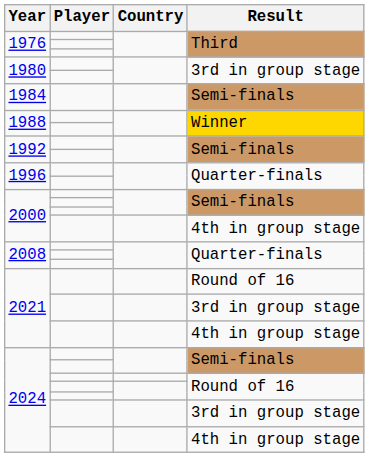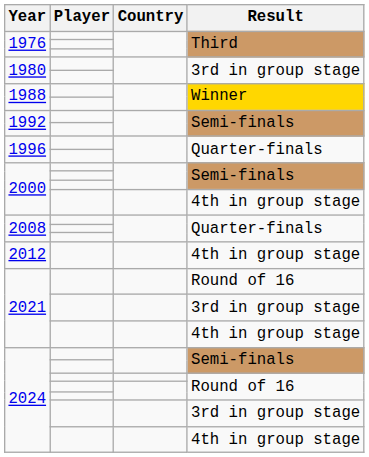- row: (27, 97)
+ row: (27, 255)
